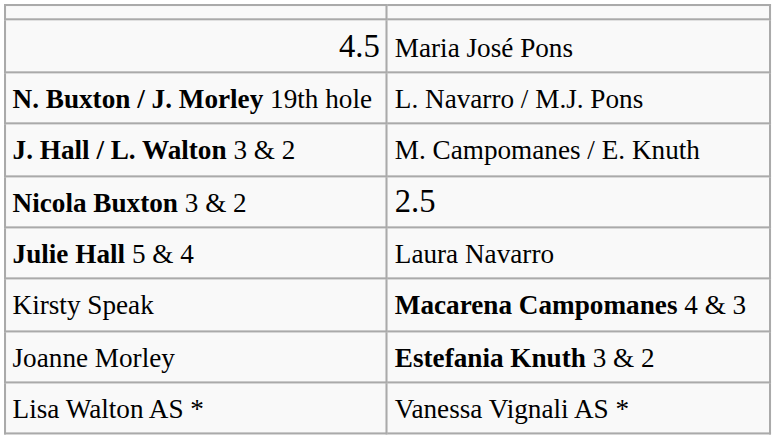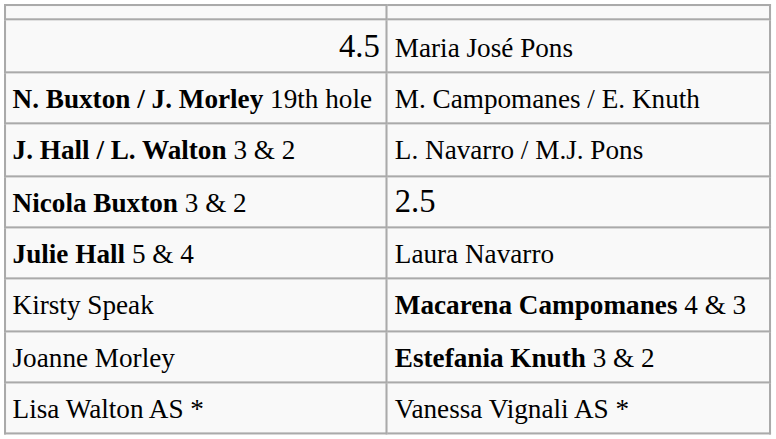(519, 99) L. Navarro / M.J. Pons -> (547, 99) M. Campomanes / E. Knuth
(547, 150) M. Campomanes / E. Knuth -> (519, 150) L. Navarro / M.J. Pons
